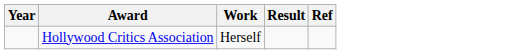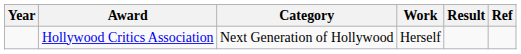+ column: (307, 15)
